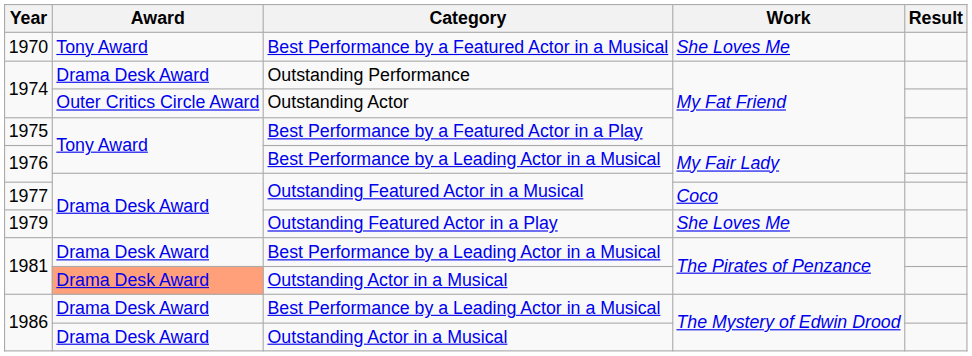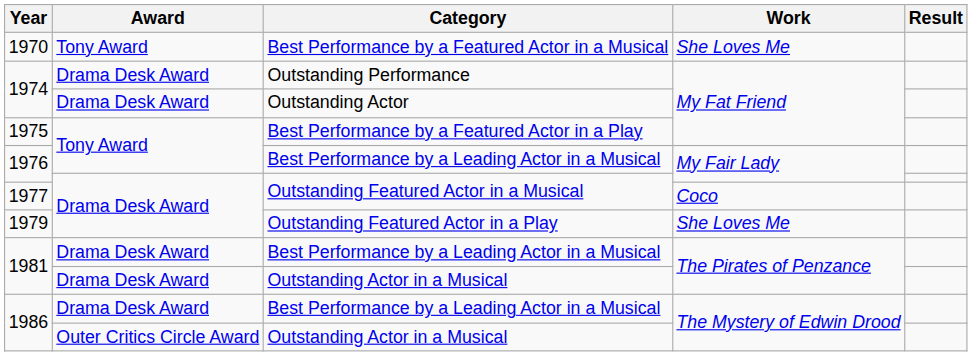(158, 103) Outer Critics Circle Award -> (133, 103) Drama Desk Award
(133, 280) lightsalmon background -> (133, 280) no background
(133, 336) Drama Desk Award -> (158, 336) Outer Critics Circle Award
